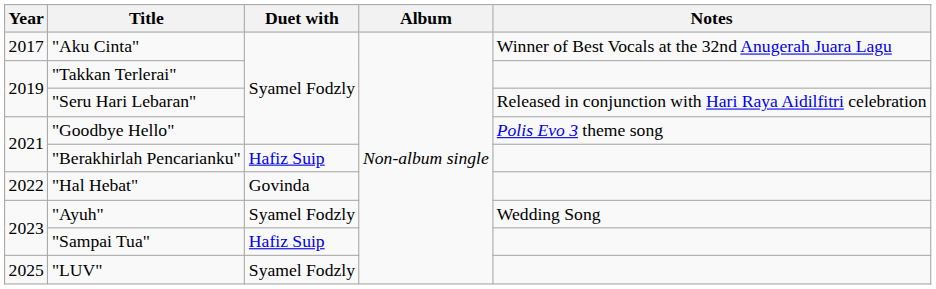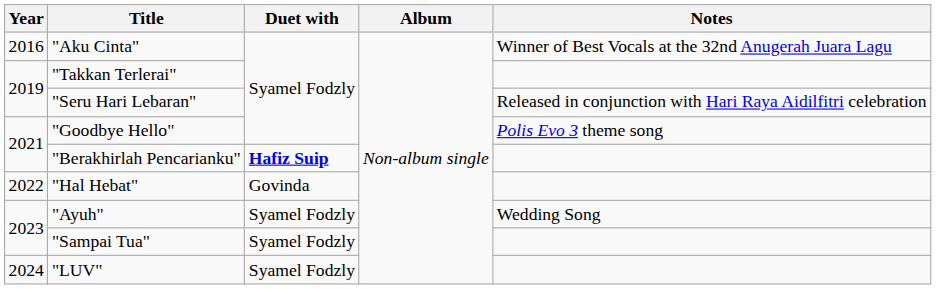(26, 46) 2017 -> (26, 46) 2016
(287, 158) normal -> (289, 158) bold
(287, 241) Hafiz Suip -> (302, 241) Syamel Fodzly
(26, 269) 2025 -> (26, 269) 2024
